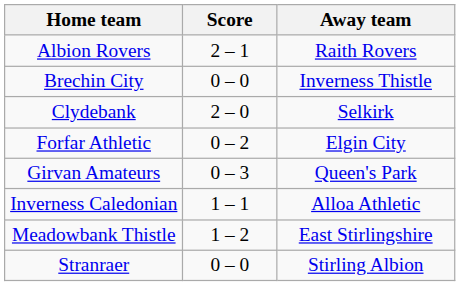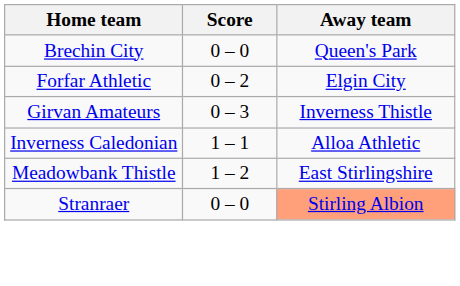- row: (94, 50)
(366, 81) Inverness Thistle -> (366, 50) Queen's Park
- row: (94, 111)
(366, 173) Queen's Park -> (366, 111) Inverness Thistle
(366, 265) no background -> (366, 204) lightsalmon background
